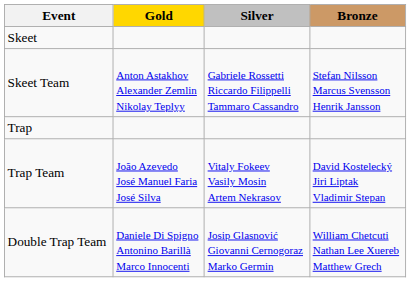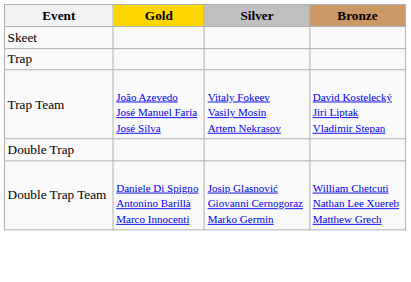- row: (38, 82)
+ row: (41, 150)
